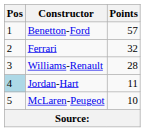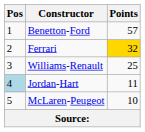(132, 48) no background -> (132, 48) gold background
(132, 66) 28 -> (132, 66) 25
